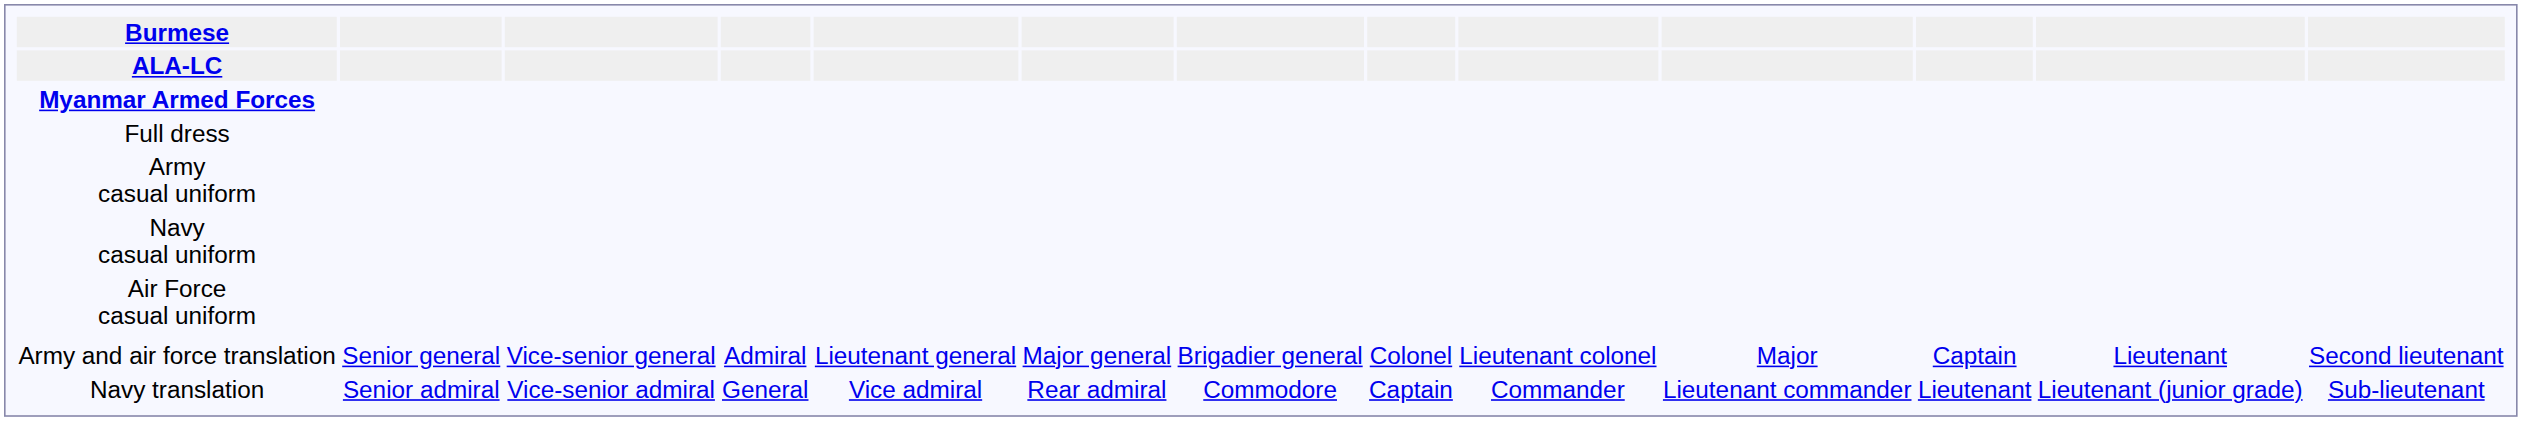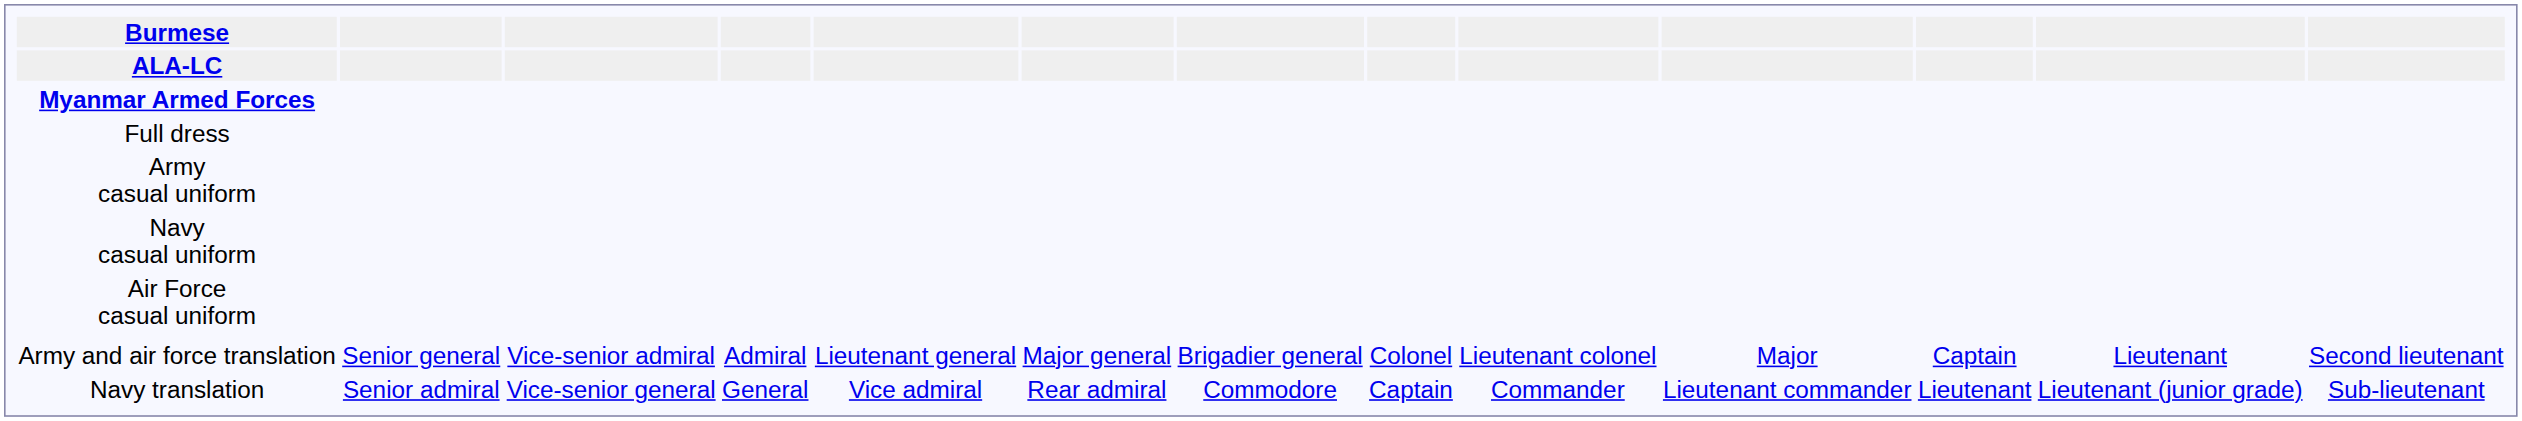(611, 355) Vice-senior general -> (611, 355) Vice-senior admiral
(611, 389) Vice-senior admiral -> (611, 389) Vice-senior general
